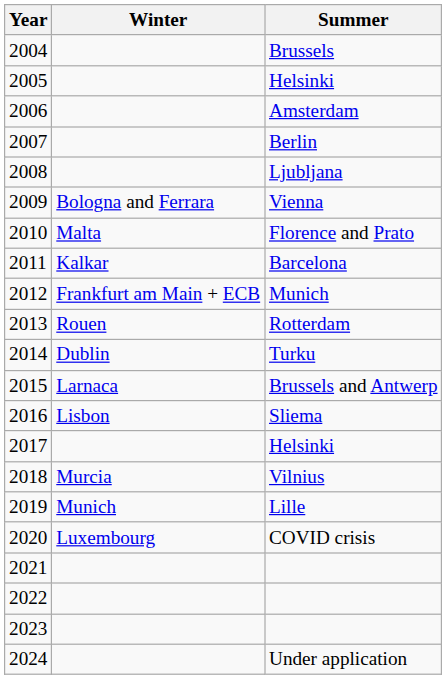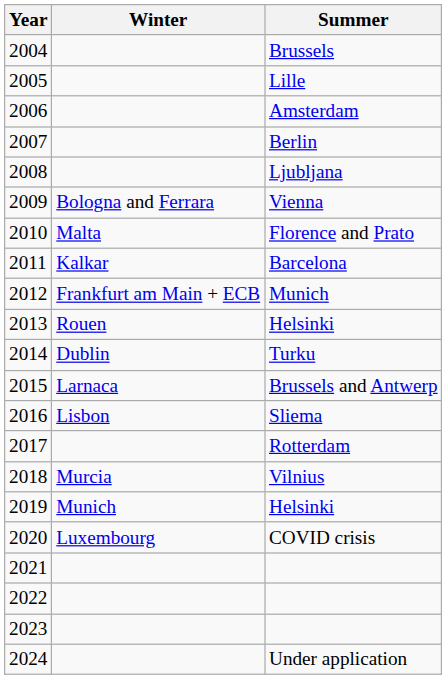(302, 80) Helsinki -> (287, 80) Lille
(310, 324) Rotterdam -> (302, 324) Helsinki
(302, 446) Helsinki -> (310, 446) Rotterdam
(287, 506) Lille -> (302, 506) Helsinki
